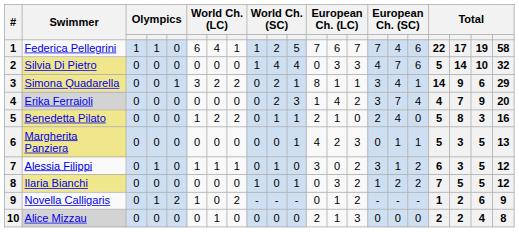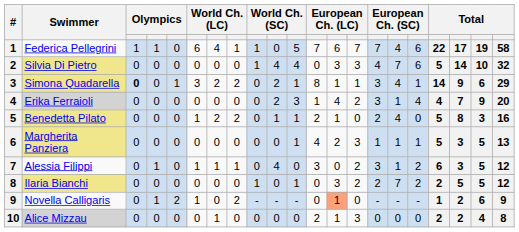(277, 49) 2 -> (277, 49) 0
(136, 84) normal -> (136, 84) bold
(398, 101) 7 -> (398, 101) 1
(378, 142) 0 -> (378, 142) 1
(277, 166) 1 -> (277, 166) 4
(378, 184) 1 -> (378, 184) 2
(398, 184) 2 -> (398, 184) 7
(439, 184) 7 -> (439, 184) 2
(337, 201) no background -> (337, 201) lightsalmon background
(357, 201) 2 -> (357, 201) 0
